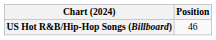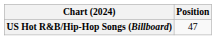(193, 27) 46 -> (193, 27) 47
